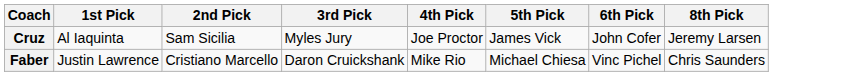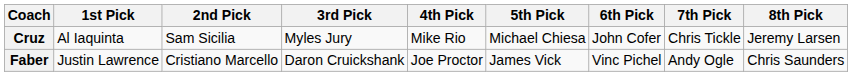+ column: (704, 15)
(447, 37) Joe Proctor -> (438, 37) Mike Rio
(525, 37) James Vick -> (537, 37) Michael Chiesa
(438, 60) Mike Rio -> (447, 60) Joe Proctor
(537, 60) Michael Chiesa -> (525, 60) James Vick
